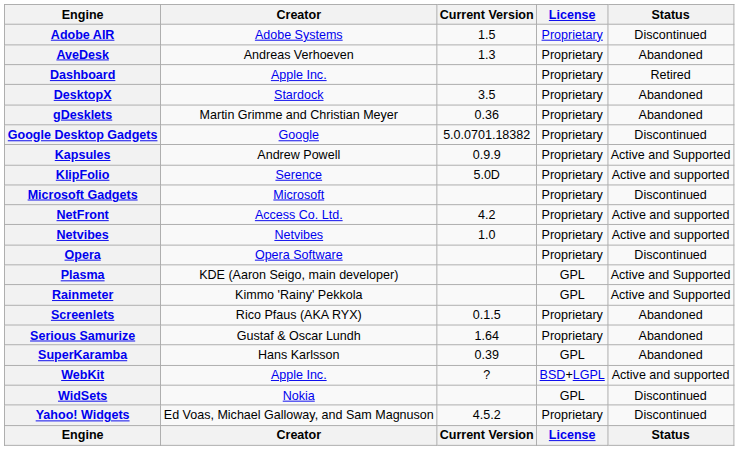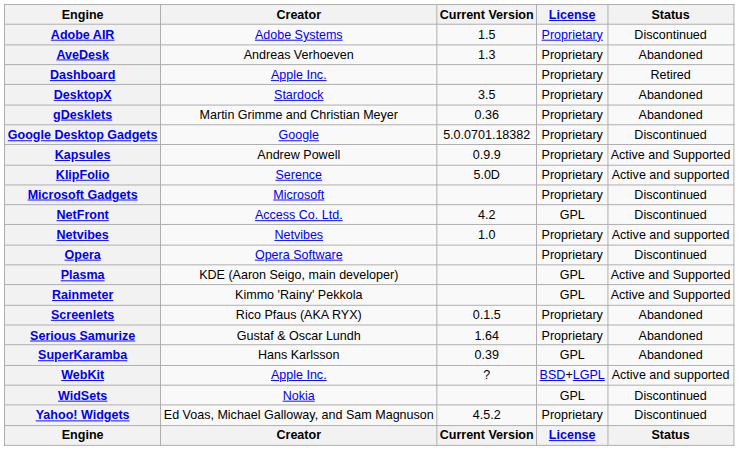(572, 215) Proprietary -> (572, 215) GPL
(671, 215) Active and supported -> (671, 215) Discontinued
